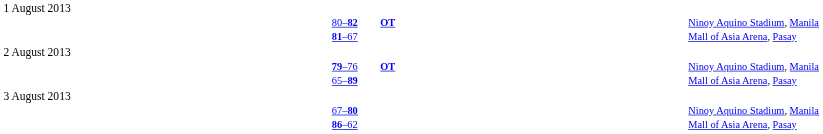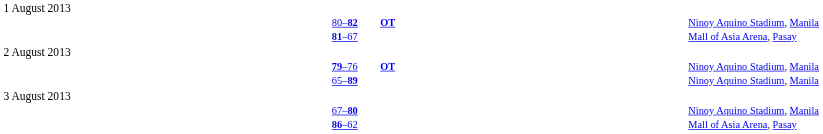(743, 81) Mall of Asia Arena, Pasay -> (754, 81) Ninoy Aquino Stadium, Manila
